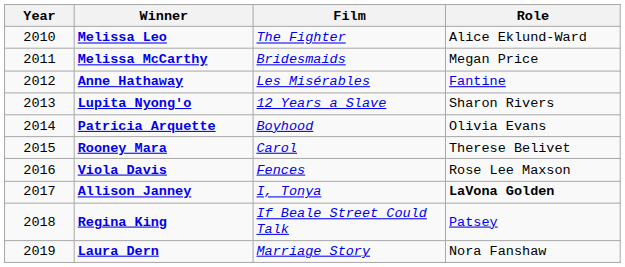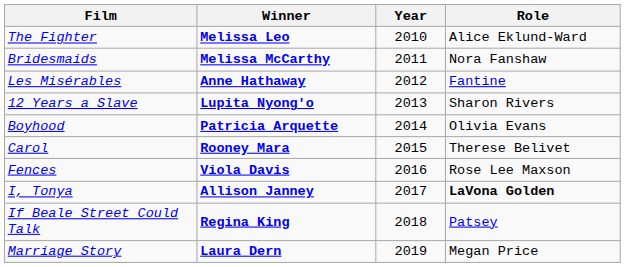columns swapped: (40, 16) <-> (350, 16)
(494, 60) Megan Price -> (498, 60) Nora Fanshaw
(498, 251) Nora Fanshaw -> (494, 251) Megan Price
